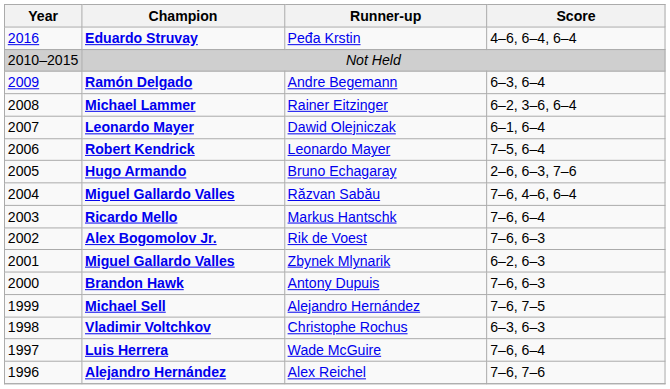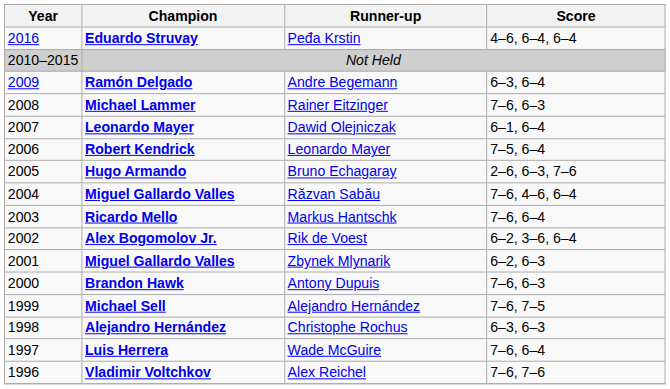(533, 105) 6–2, 3–6, 6–4 -> (518, 105) 7–6, 6–3
(518, 239) 7–6, 6–3 -> (533, 239) 6–2, 3–6, 6–4
(148, 328) Vladimir Voltchkov -> (156, 328) Alejandro Hernández
(156, 373) Alejandro Hernández -> (148, 373) Vladimir Voltchkov
